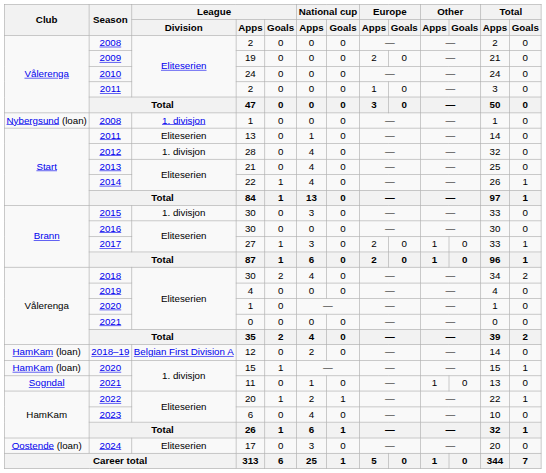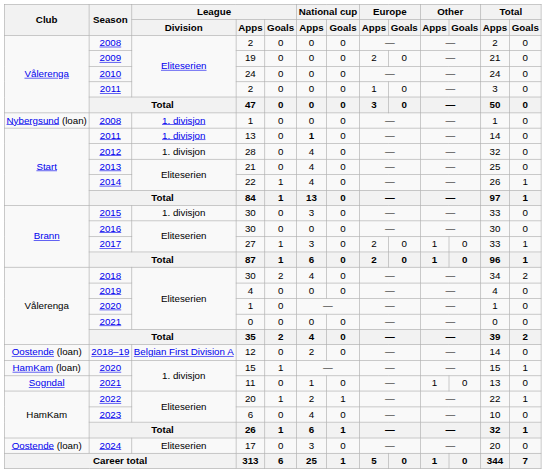(184, 136) Eliteserien -> (184, 136) 1. divisjon
(311, 136) normal -> (311, 136) bold
(47, 352) HamKam (loan) -> (47, 352) Oostende (loan)
